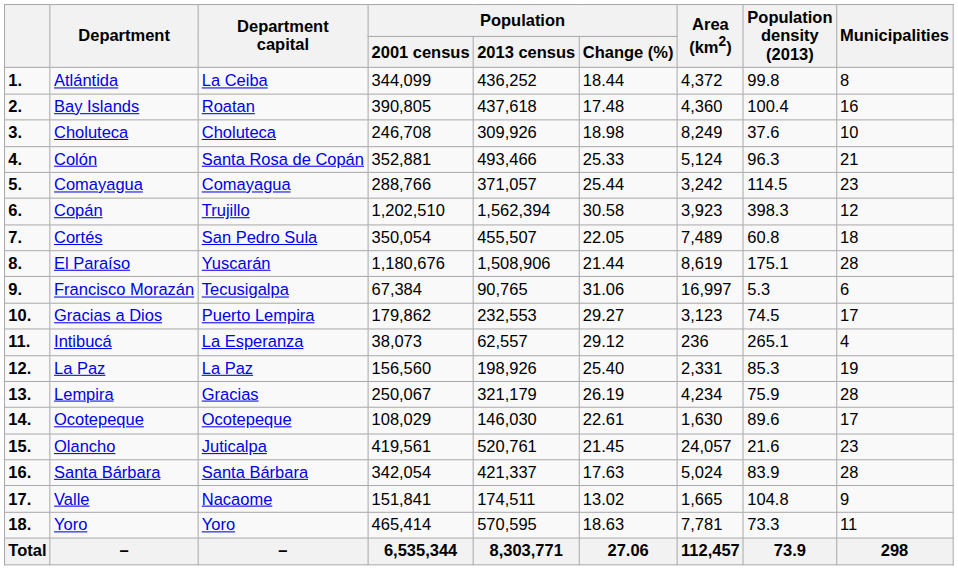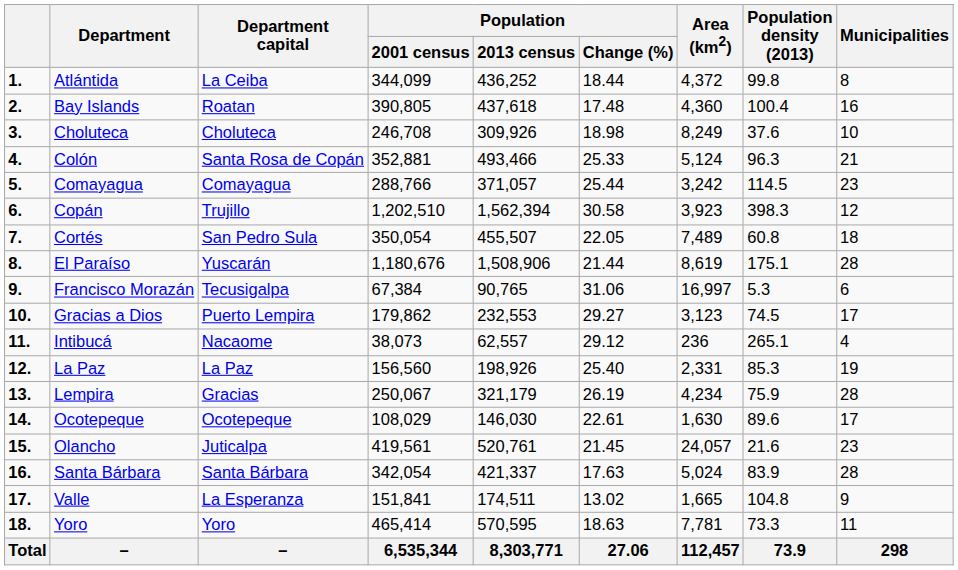(253, 342) La Esperanza -> (237, 342) Nacaome
(237, 498) Nacaome -> (253, 498) La Esperanza
